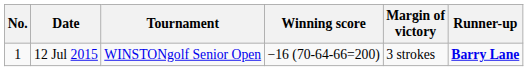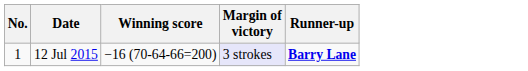- column: (183, 24)
(411, 54) no background -> (247, 54) lavender background
